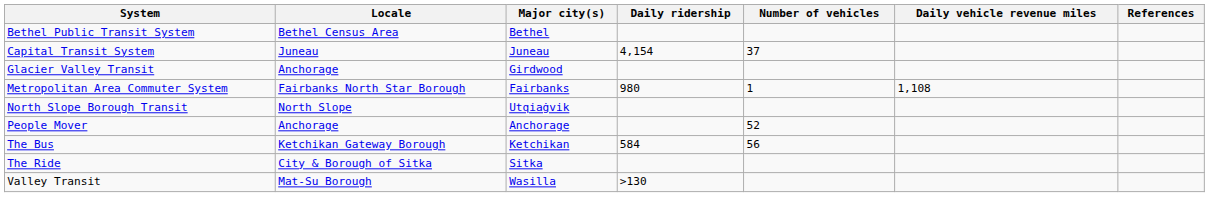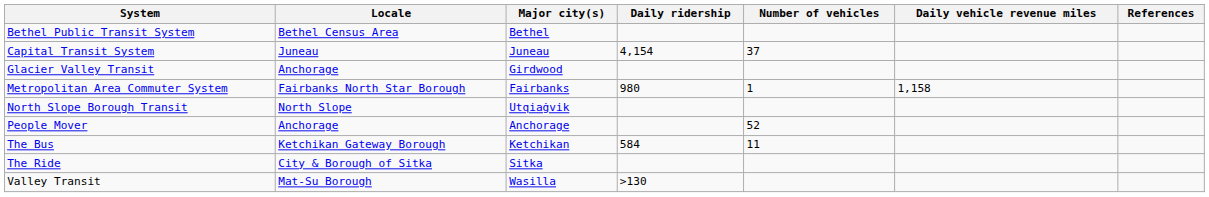(914, 88) 1,108 -> (914, 88) 1,158
(753, 144) 56 -> (753, 144) 11
